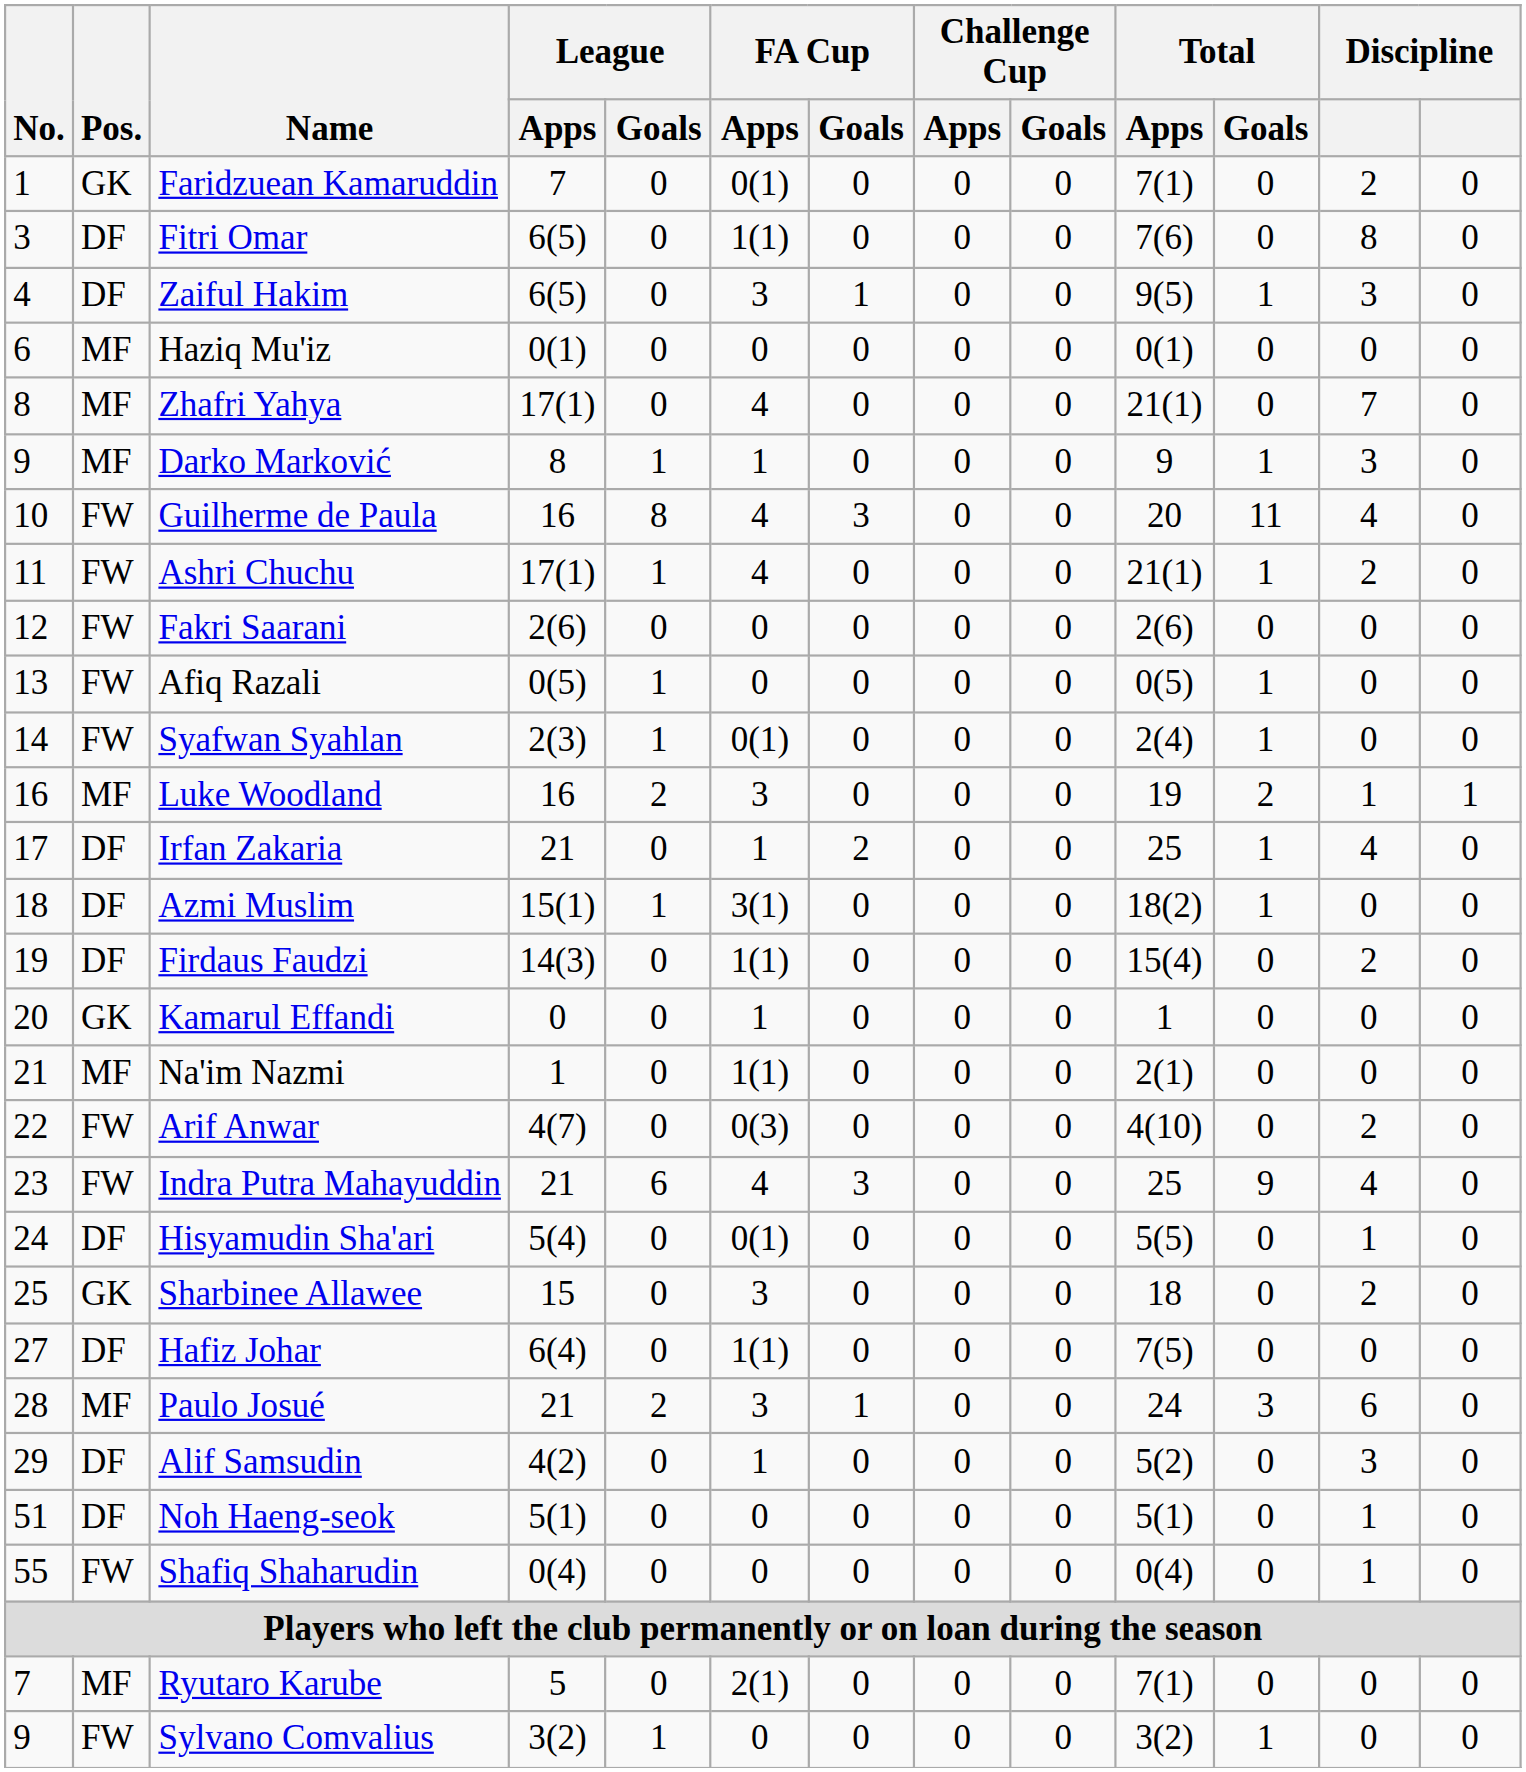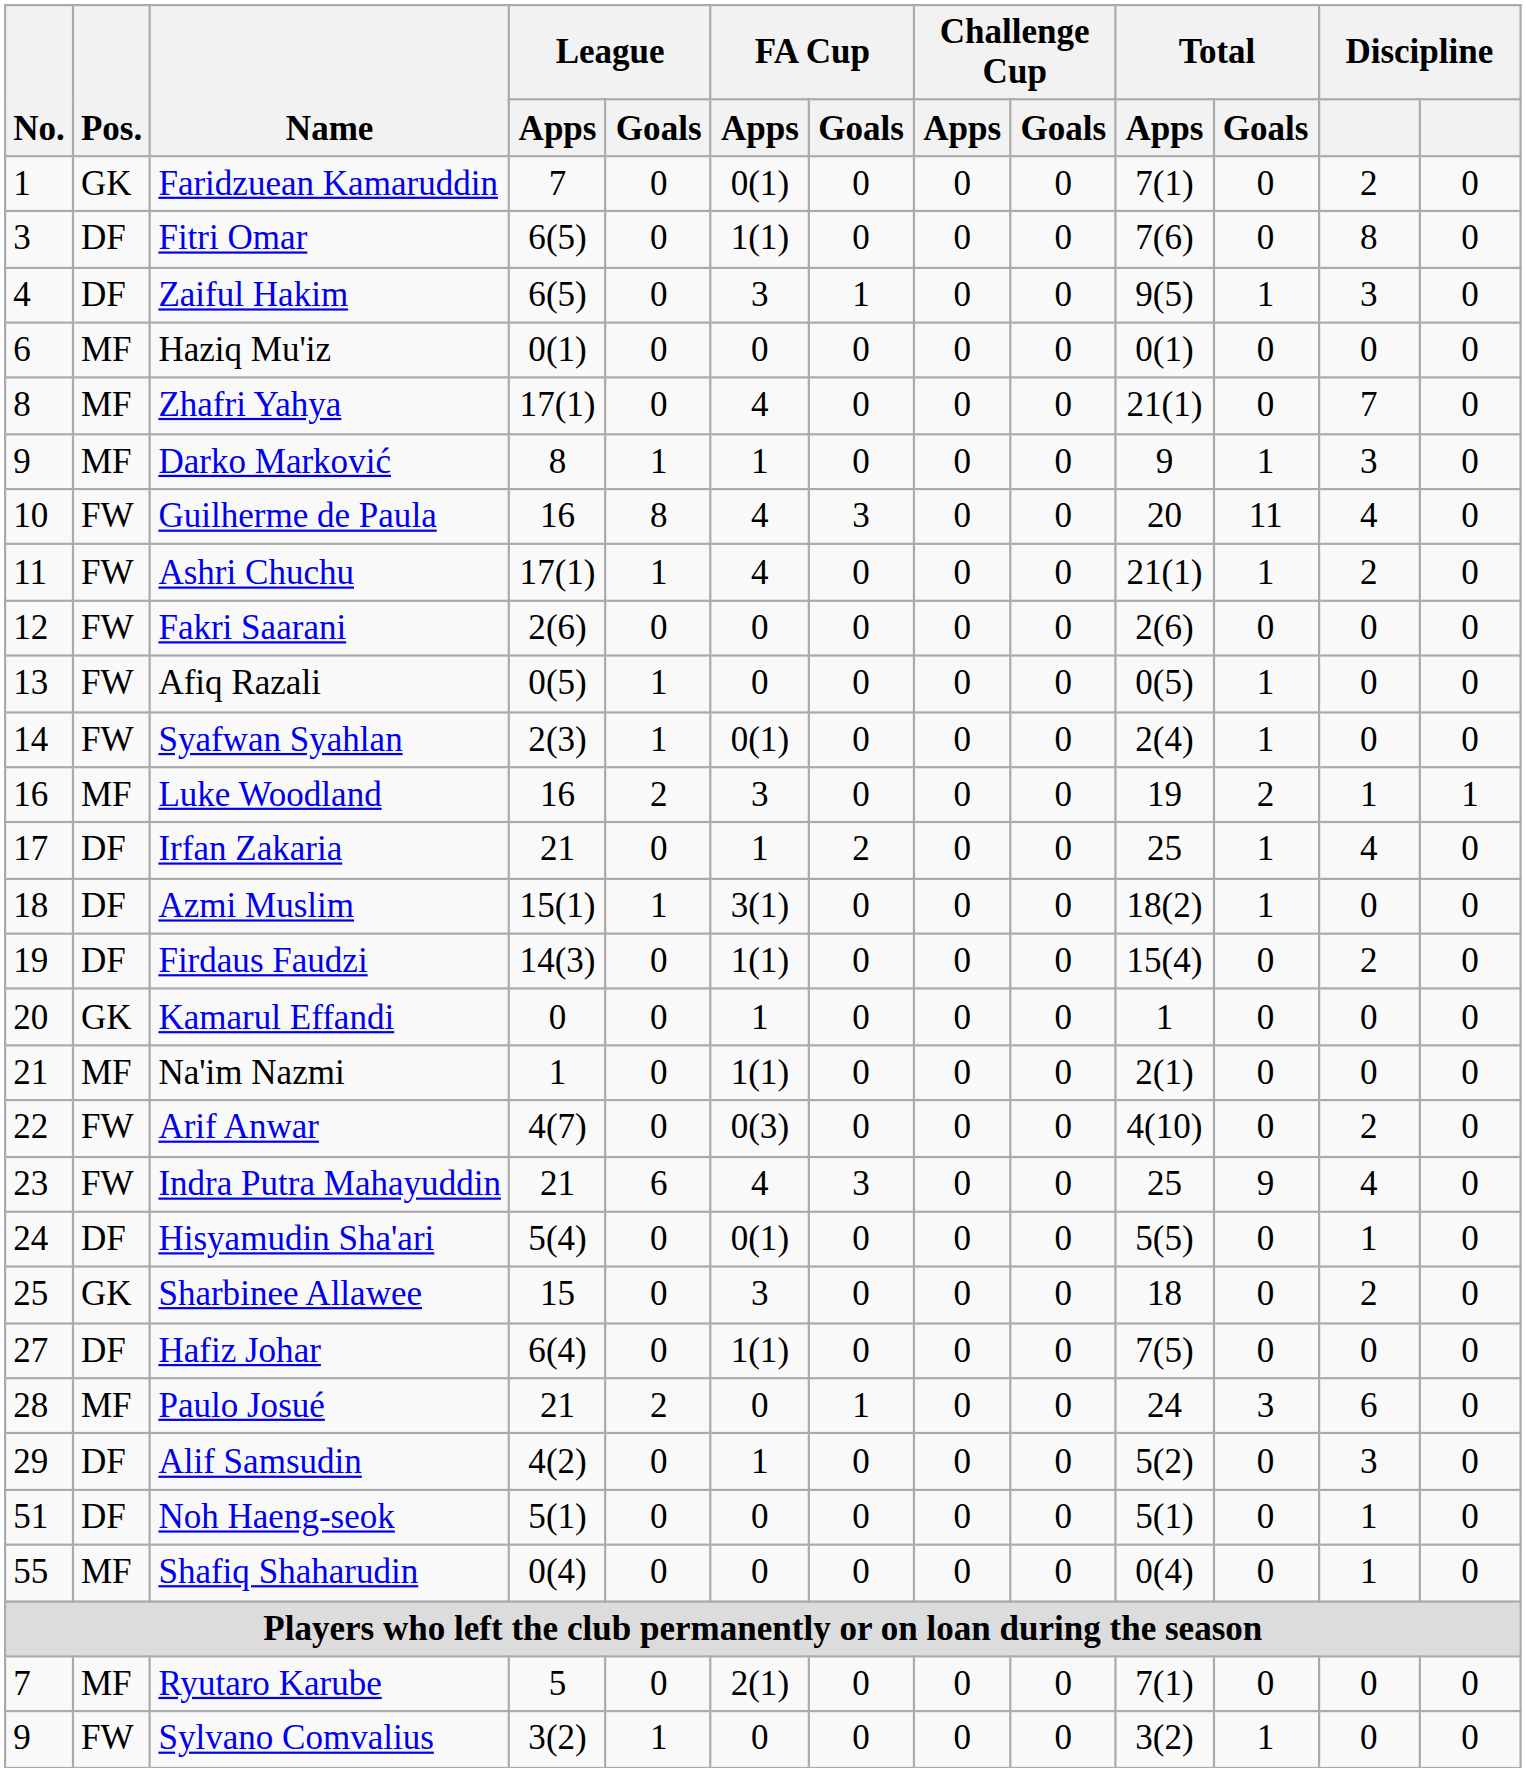(760, 1405) 3 -> (760, 1405) 0
(107, 1572) FW -> (106, 1572) MF
